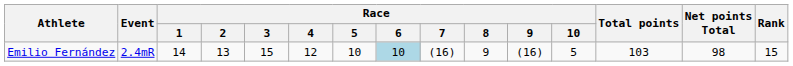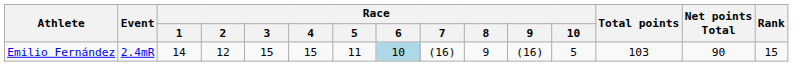(223, 51) 13 -> (223, 51) 12
(311, 51) 12 -> (311, 51) 15
(354, 51) 10 -> (354, 51) 11
(719, 51) 98 -> (719, 51) 90
